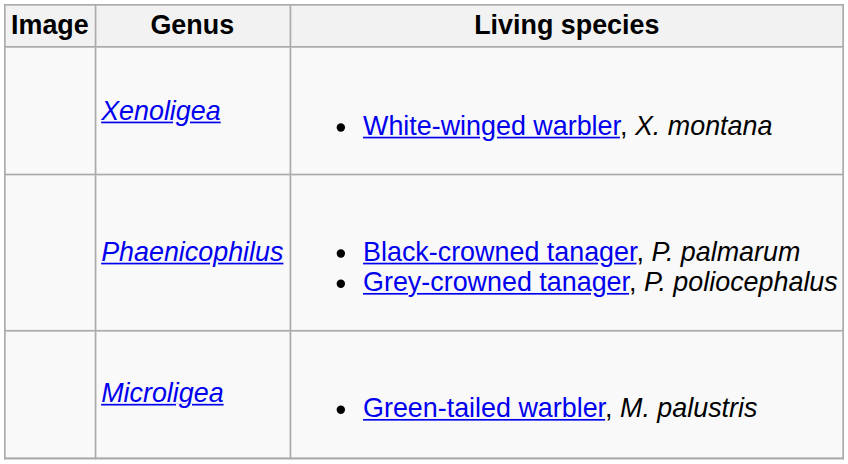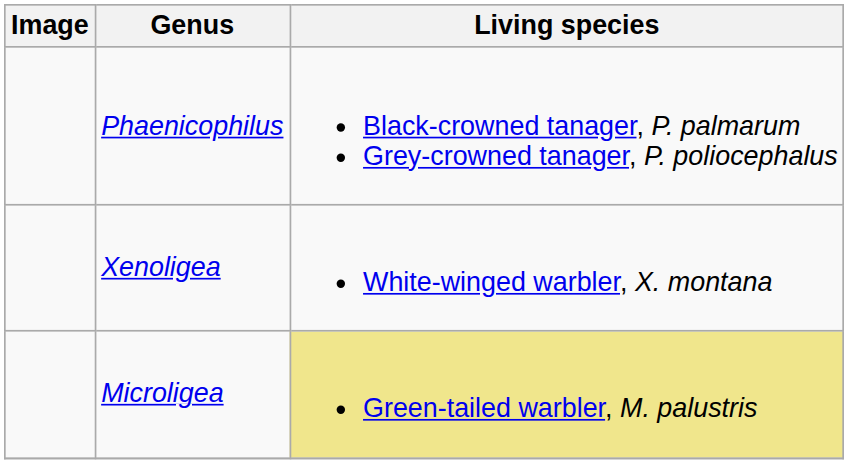rows swapped: (192, 252) <-> (161, 110)
(567, 409) no background -> (567, 409) khaki background
